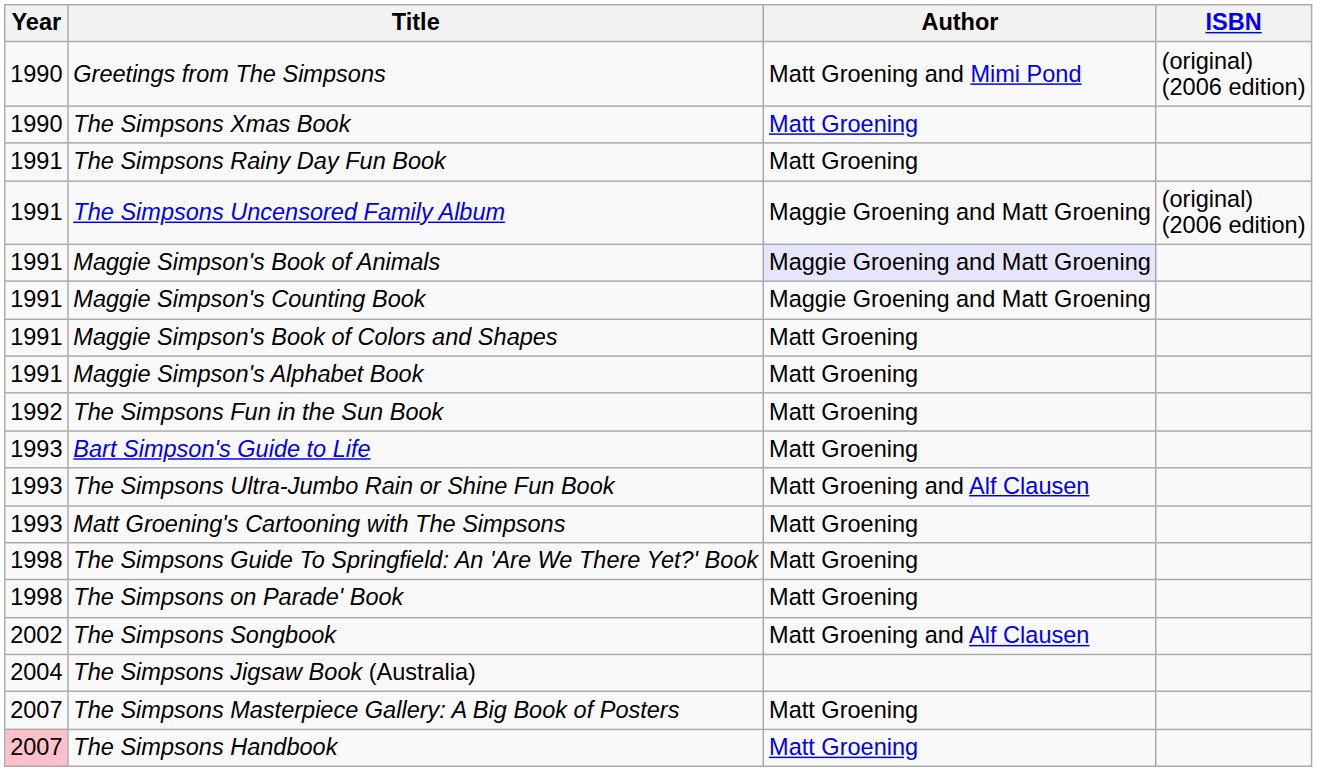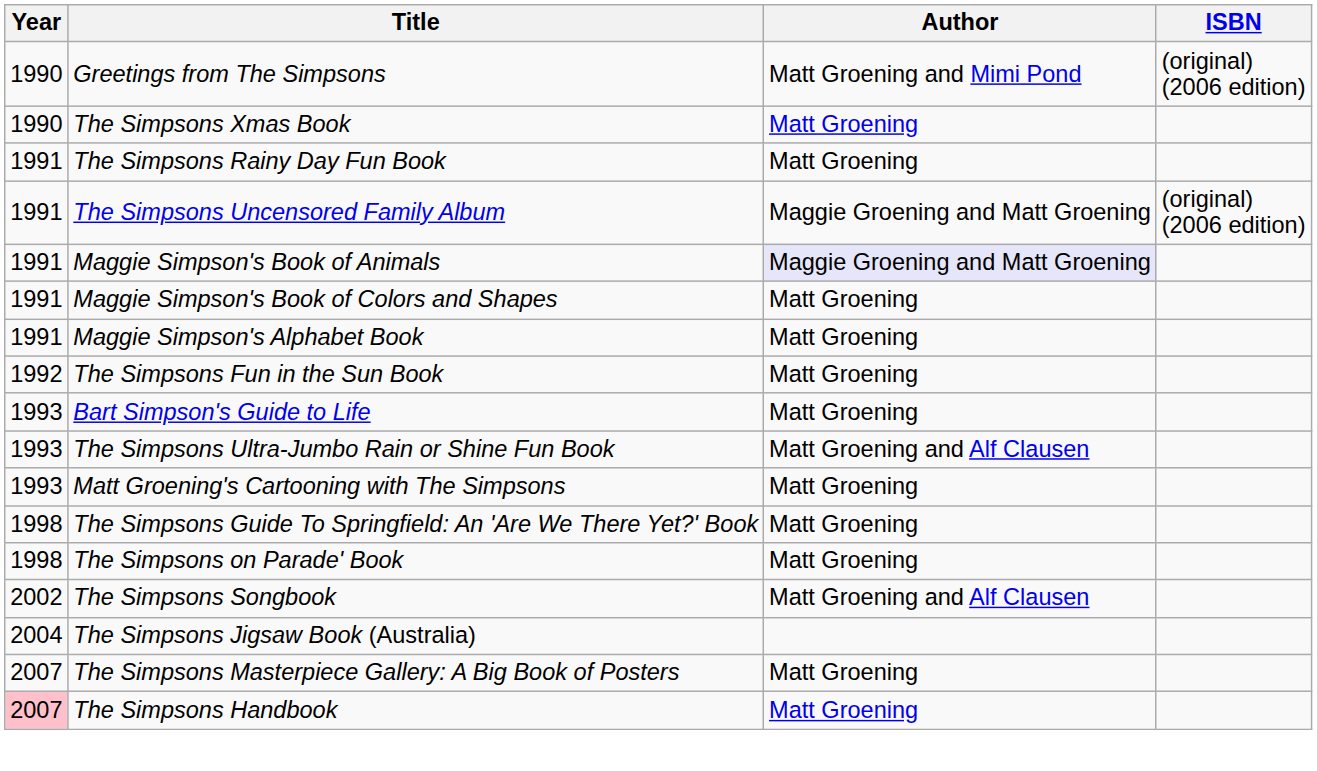- row: (249, 299)
